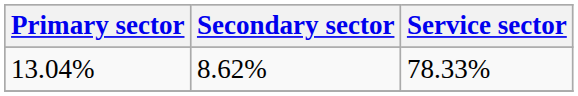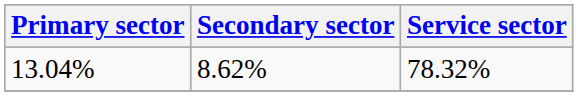(449, 68) 78.33% -> (449, 68) 78.32%
